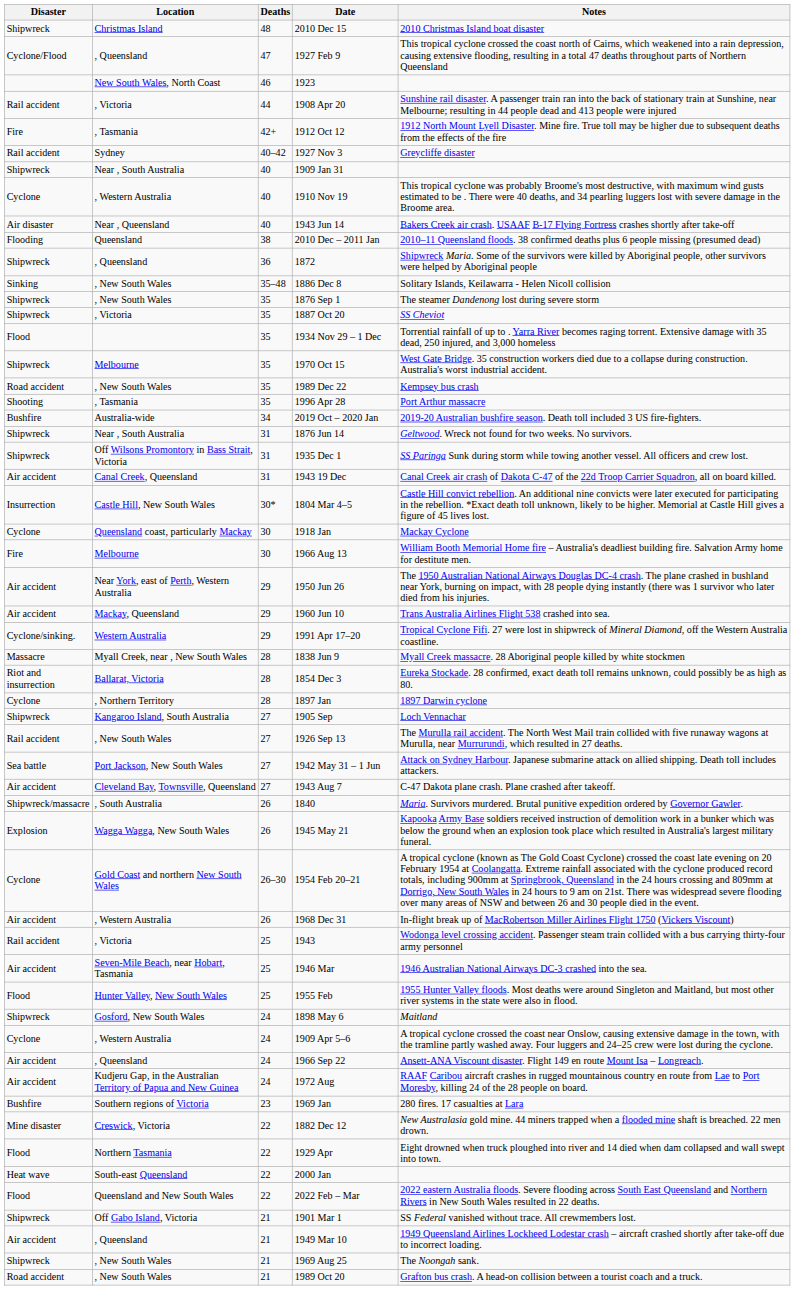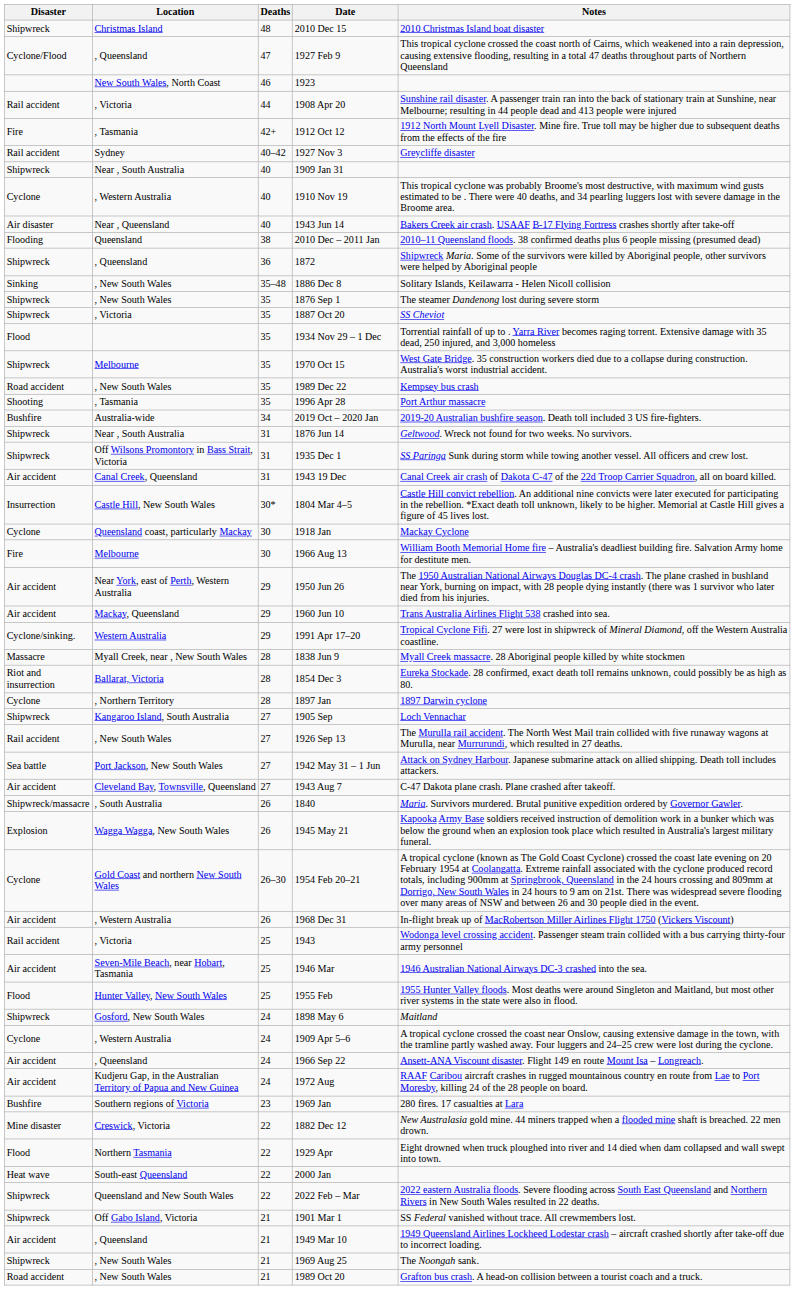(18, 1196) Flood -> (28, 1196) Shipwreck
